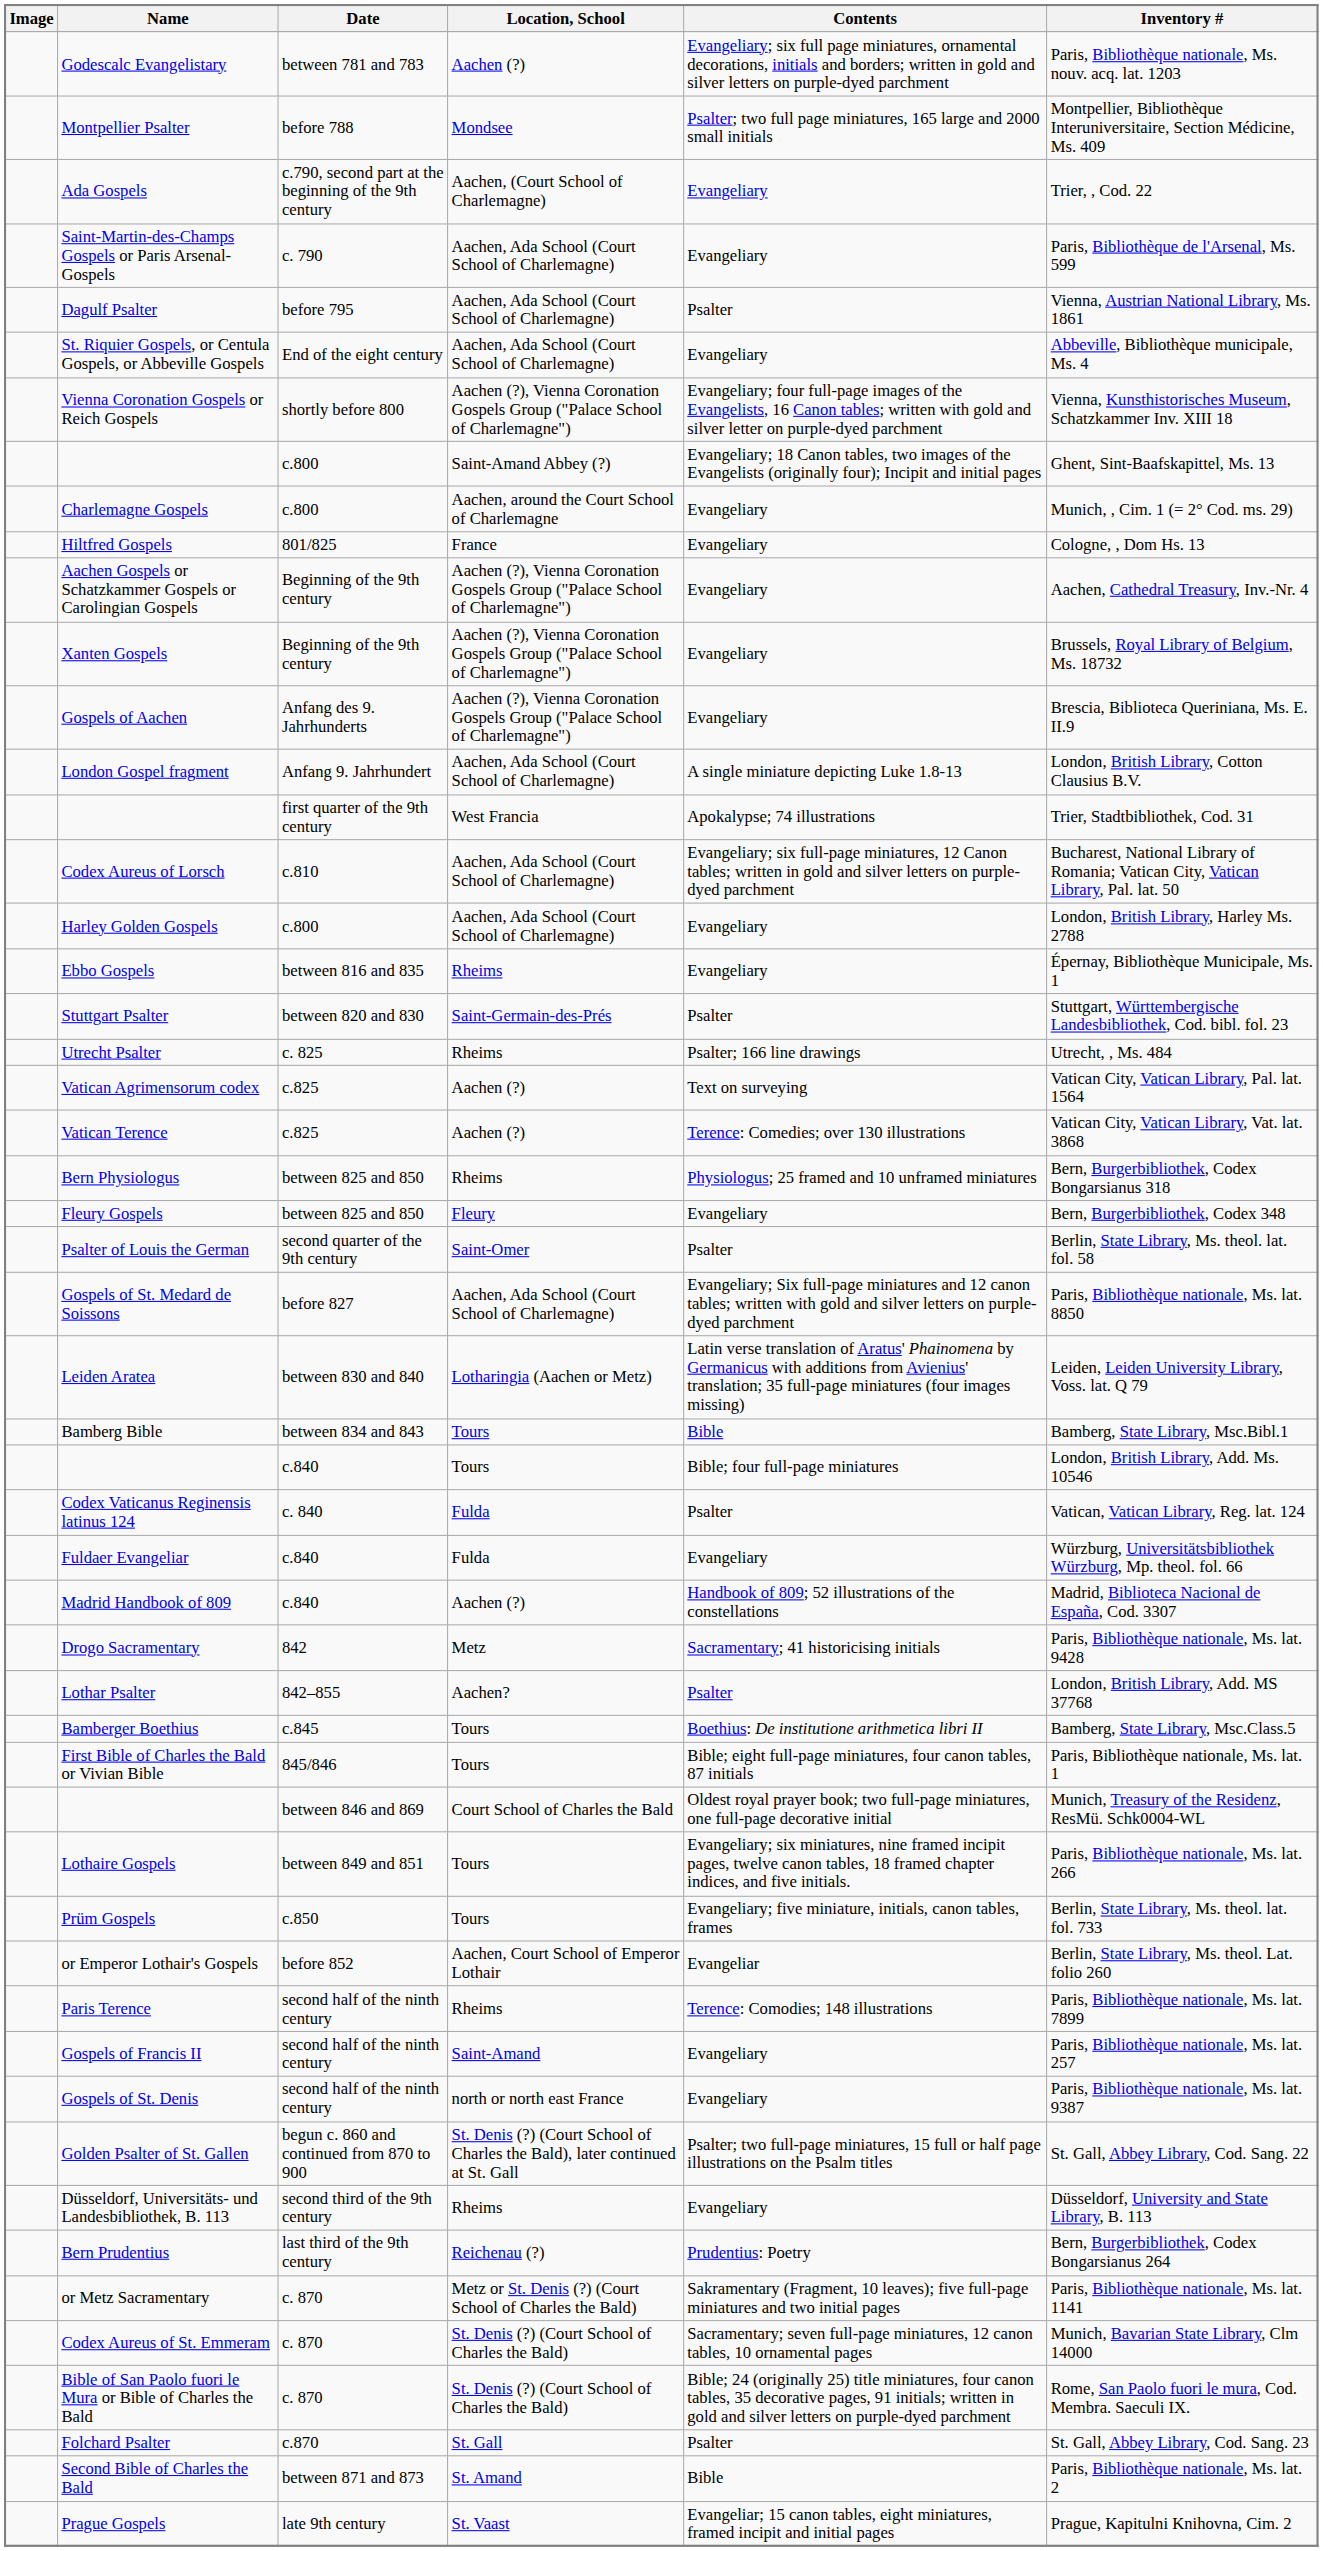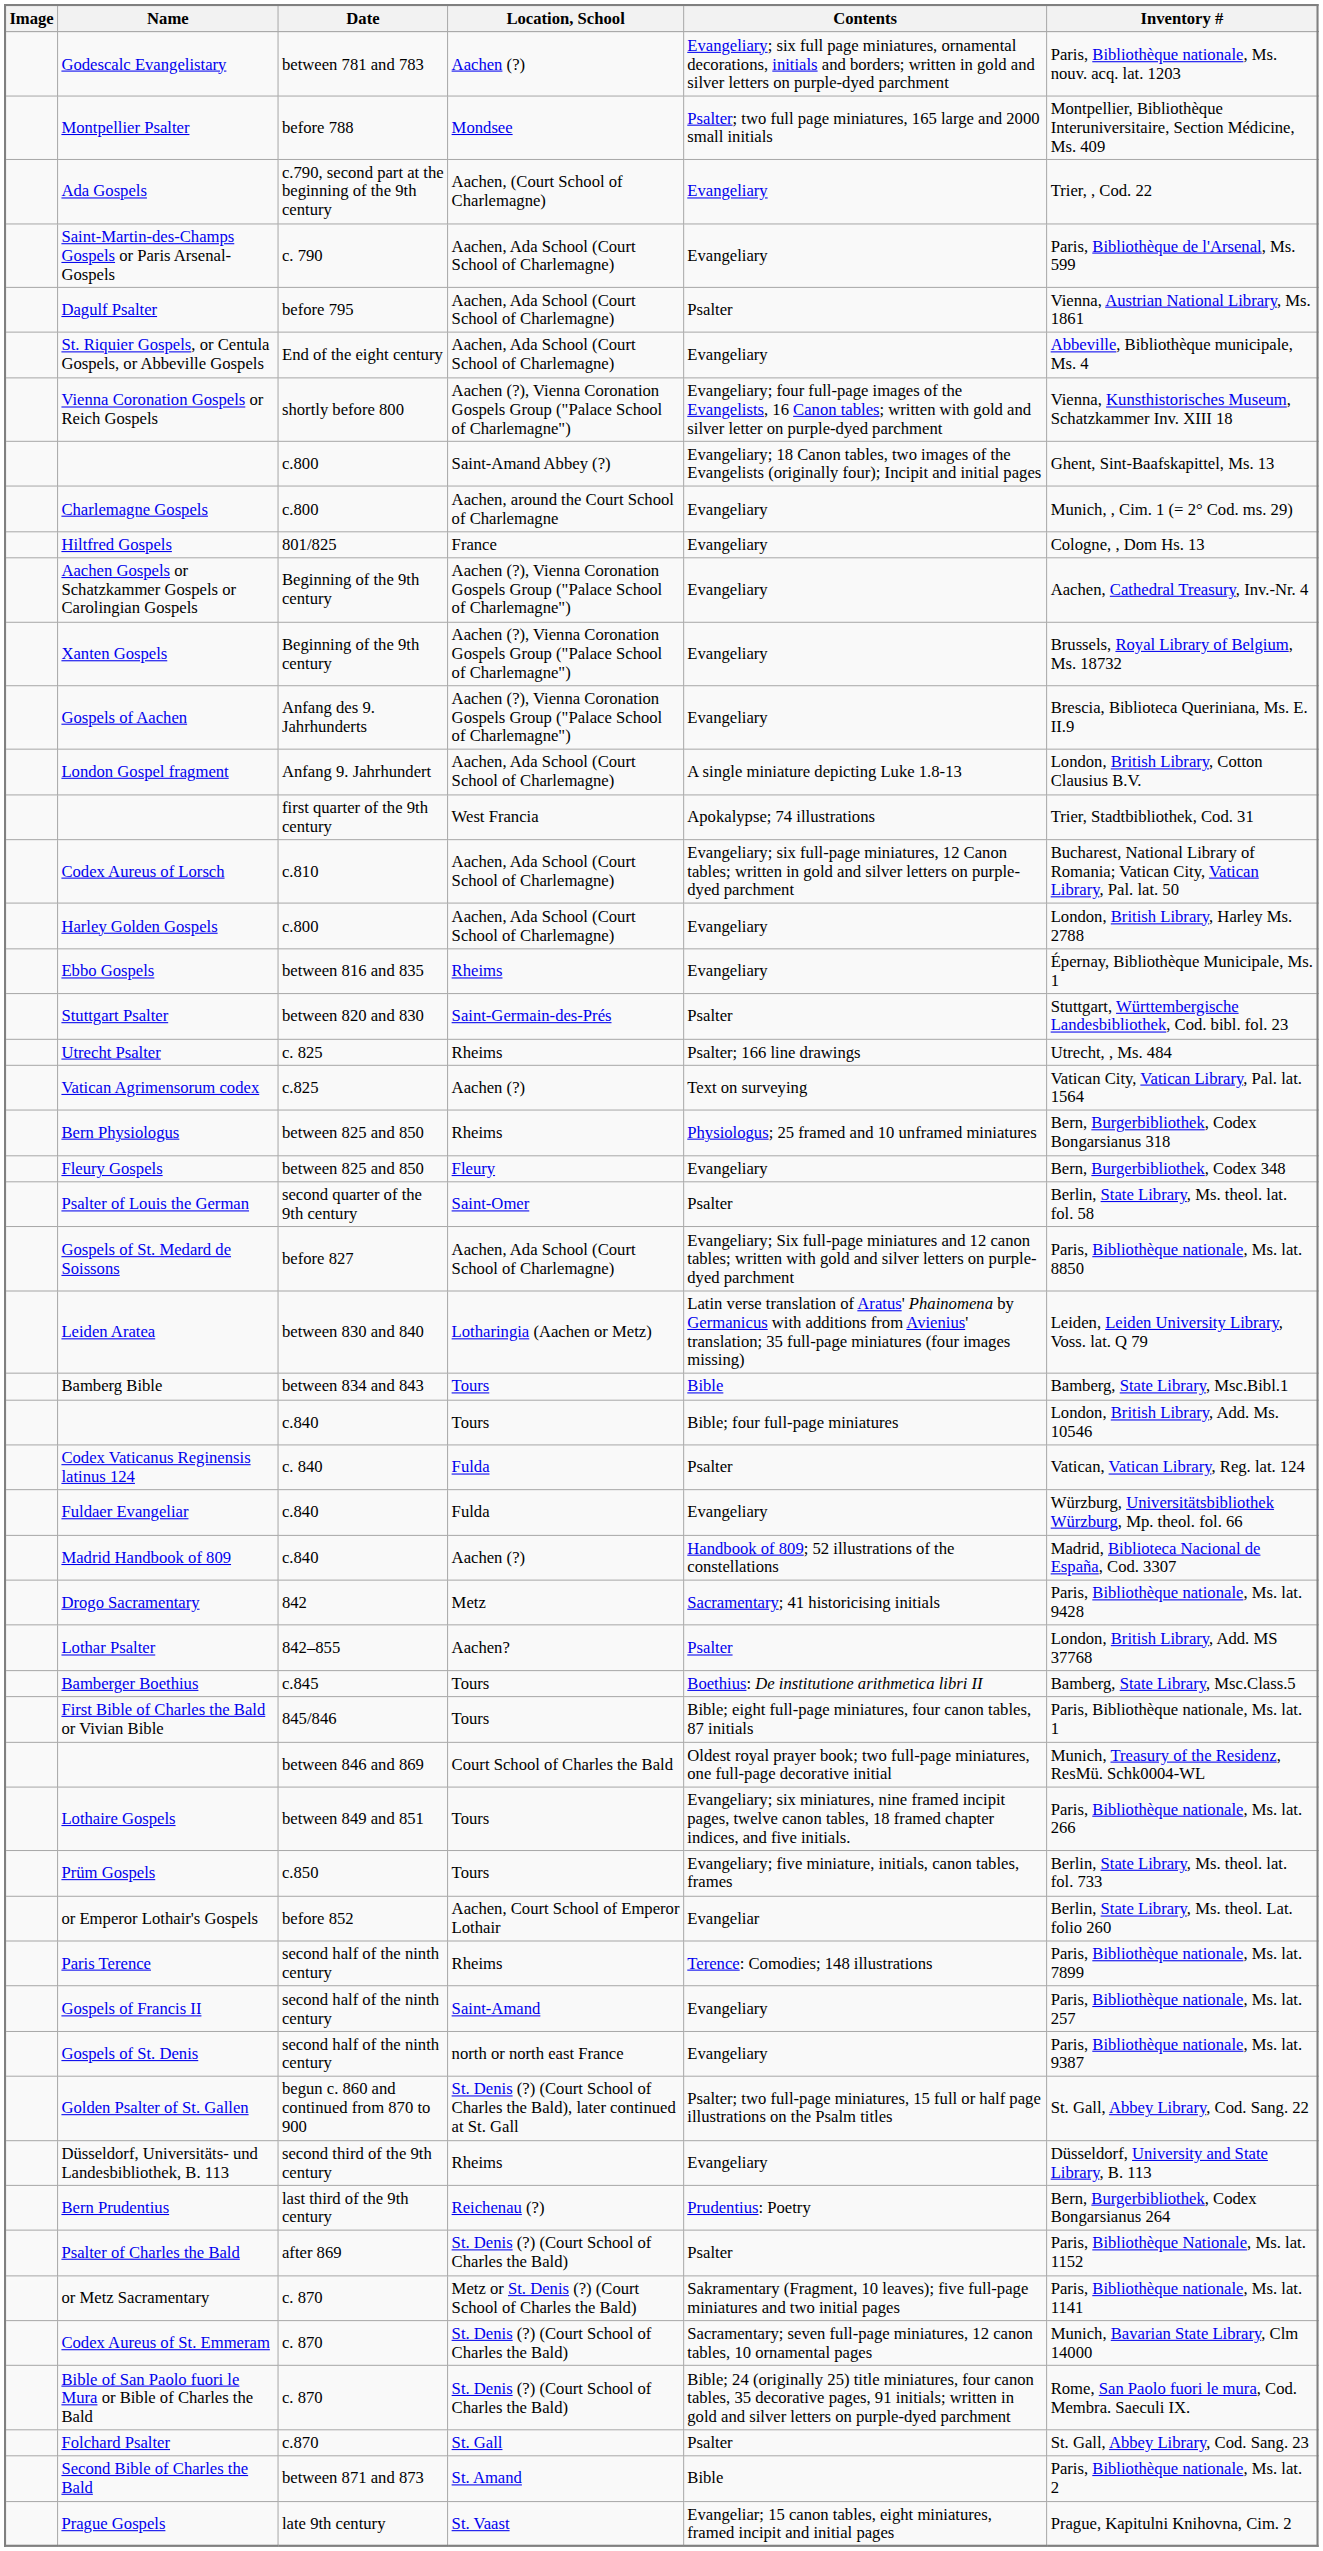- row: (115, 1132)
+ row: (151, 2252)
